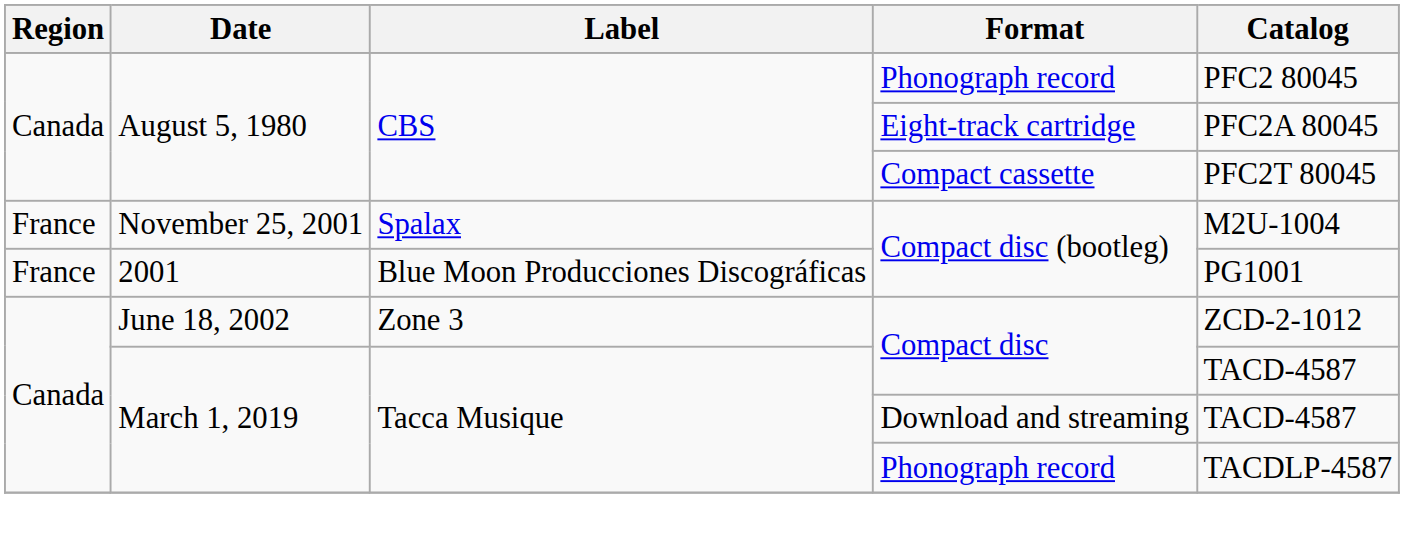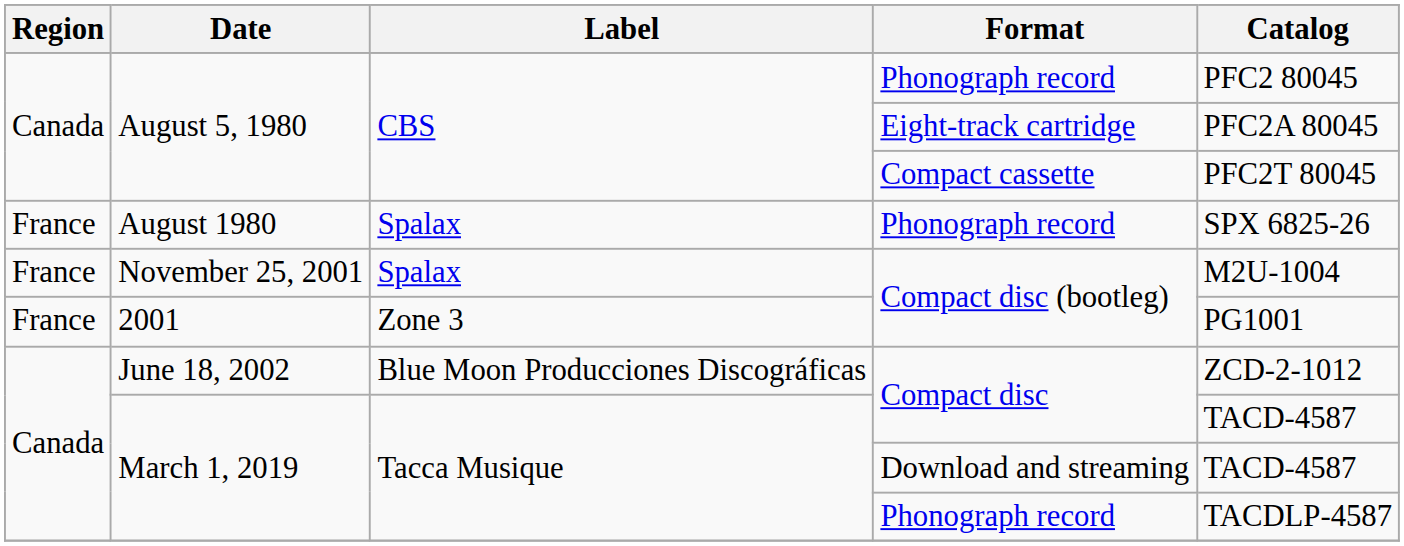+ row: (197, 223)
(622, 272) Blue Moon Producciones Discográficas -> (420, 321) Zone 3
(420, 321) Zone 3 -> (622, 369) Blue Moon Producciones Discográficas
